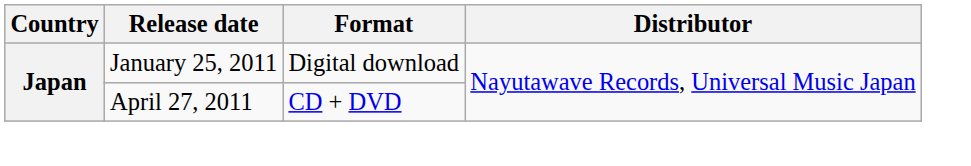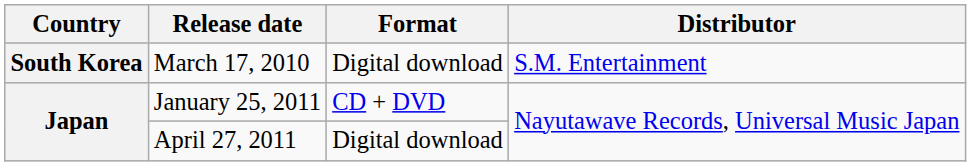+ row: (232, 62)
(374, 62) Digital download -> (389, 101) CD + DVD
(345, 101) CD + DVD -> (418, 140) Digital download
